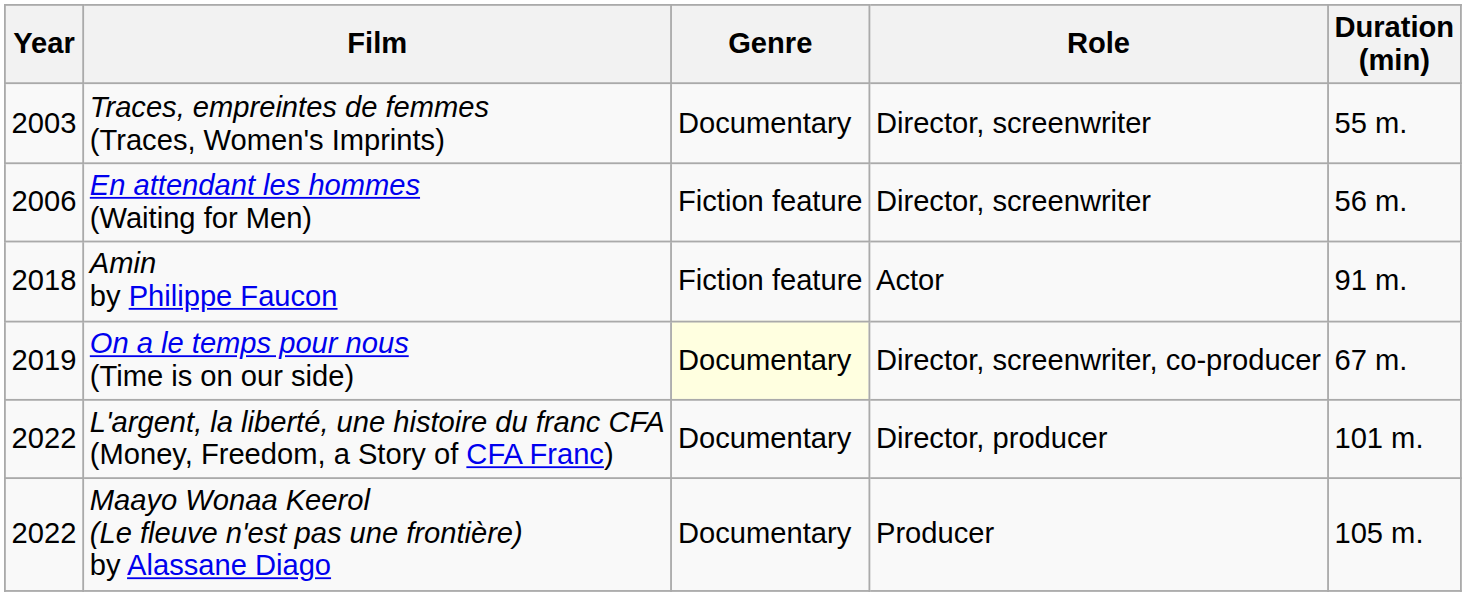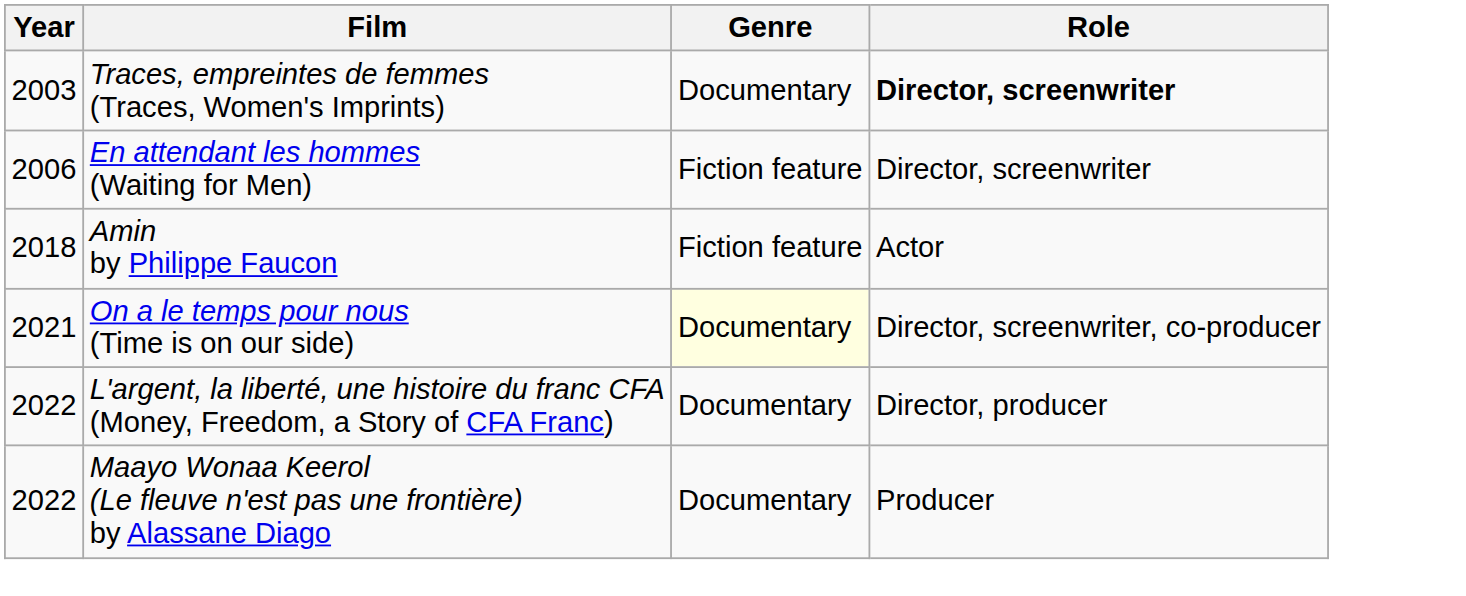- column: (1394, 43)
(1014, 122) normal -> (1026, 90) bold
(44, 359) 2019 -> (44, 326) 2021
